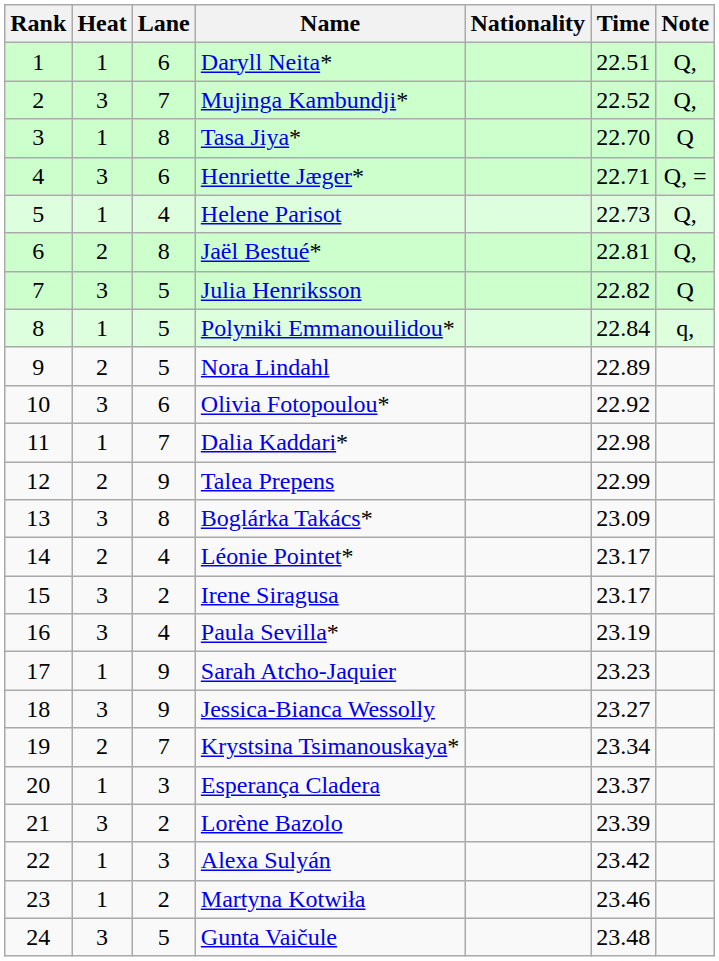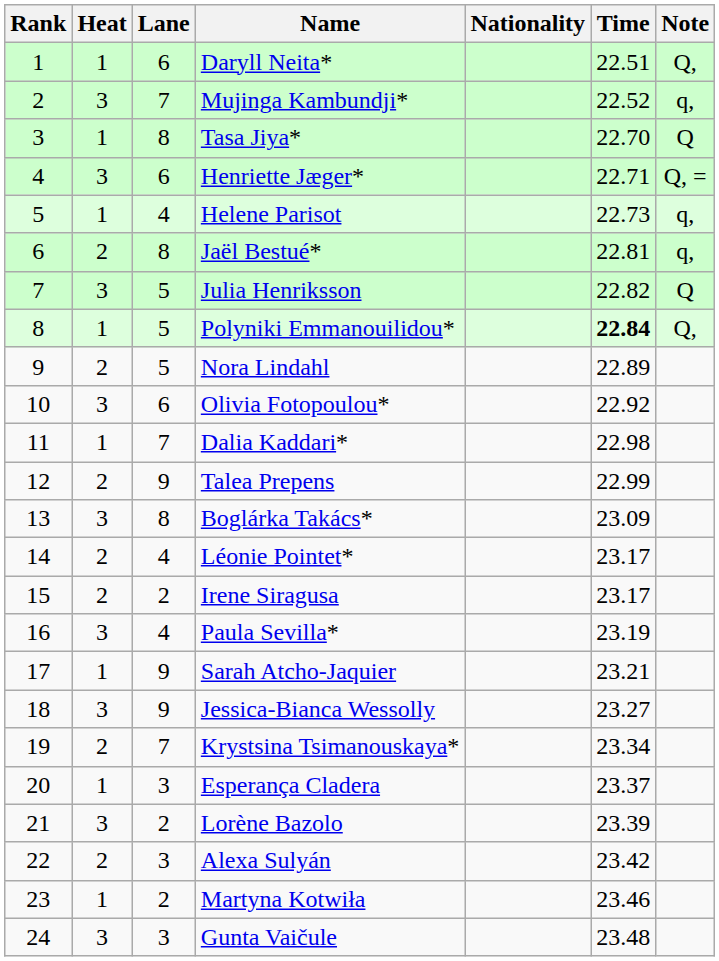(685, 99) Q, -> (685, 99) q,
(685, 213) Q, -> (685, 213) q,
(685, 251) Q, -> (685, 251) q,
(623, 328) normal -> (623, 328) bold
(685, 328) q, -> (685, 328) Q,
(102, 594) 3 -> (102, 594) 2
(623, 670) 23.23 -> (623, 670) 23.21
(102, 860) 1 -> (102, 860) 2
(164, 937) 5 -> (164, 937) 3
